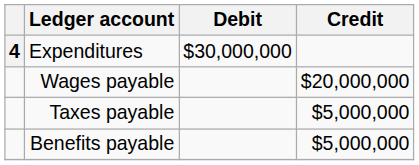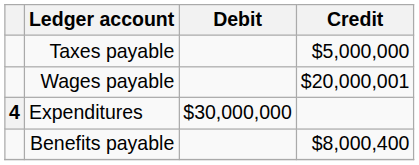rows swapped: (86, 50) <-> (112, 112)
(355, 81) $20,000,000 -> (355, 81) $20,000,001
(361, 143) $5,000,000 -> (361, 143) $8,000,400
